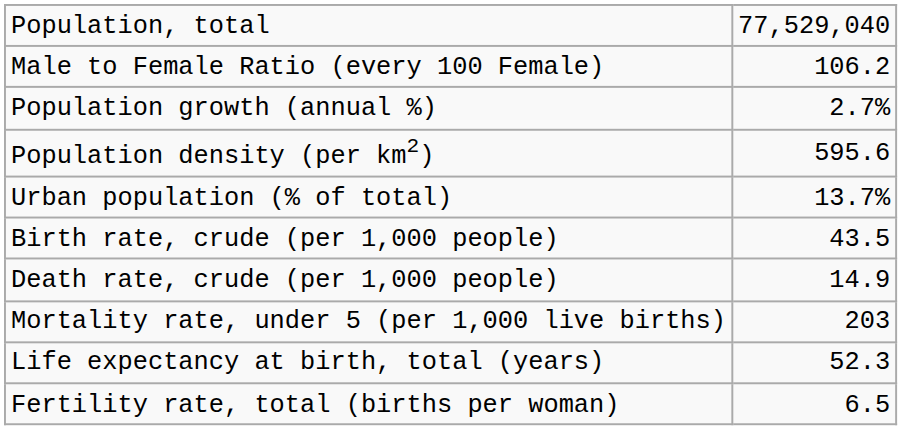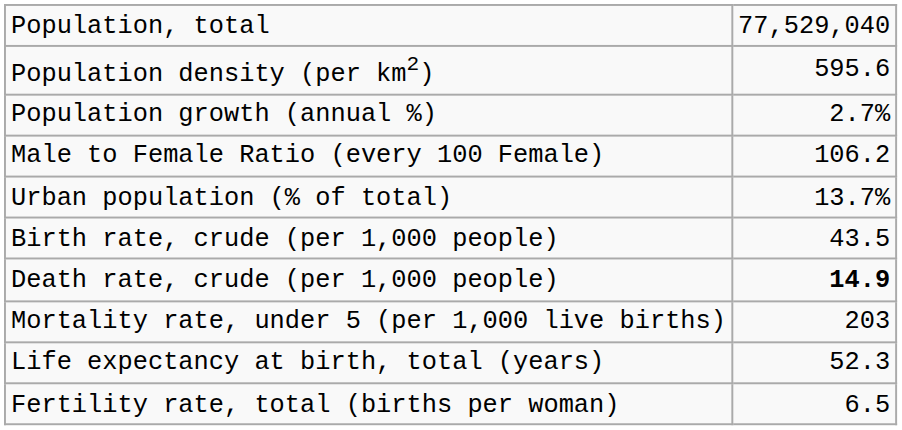rows swapped: (223, 153) <-> (308, 67)
(860, 280) normal -> (860, 280) bold
